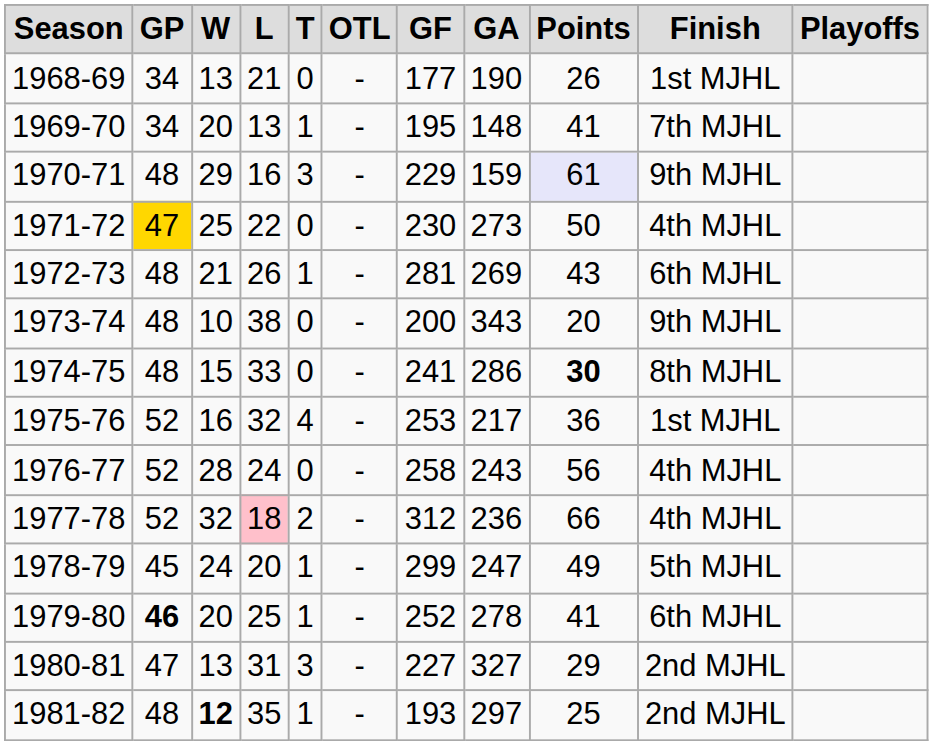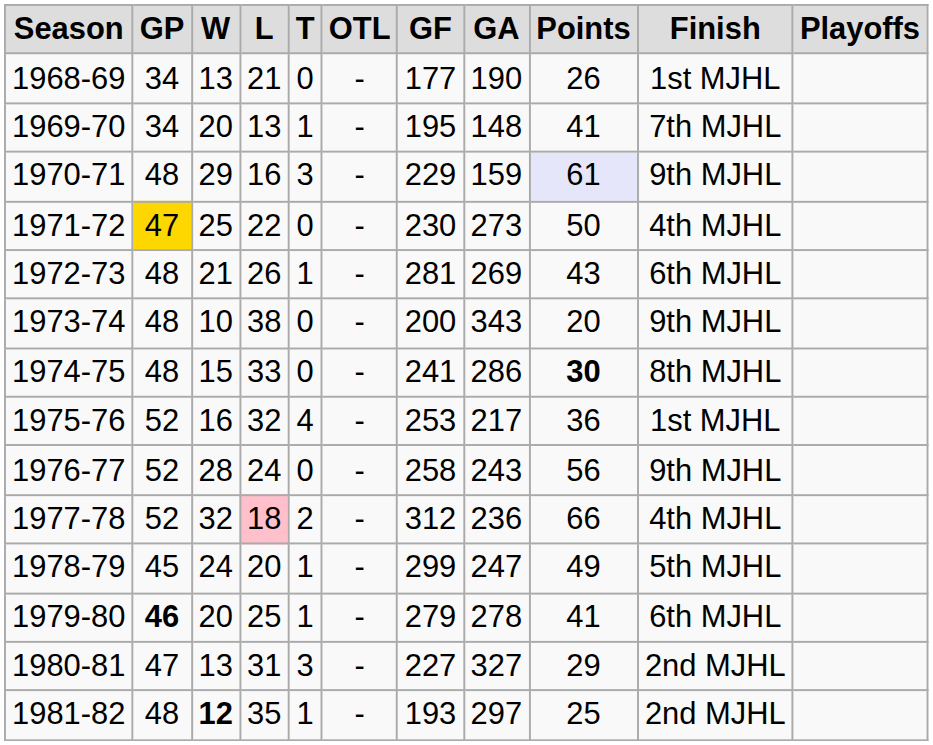(715, 469) 4th MJHL -> (715, 469) 9th MJHL
(431, 616) 252 -> (431, 616) 279
